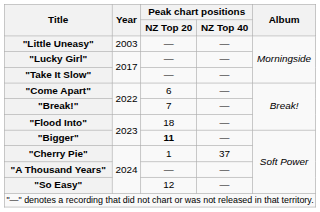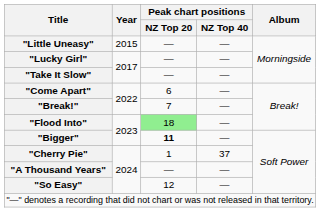(126, 43) 2003 -> (126, 43) 2015
(169, 122) no background -> (169, 122) lightgreen background
